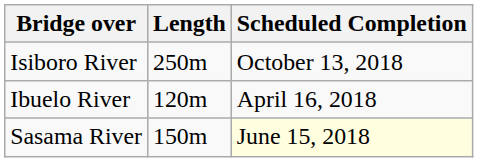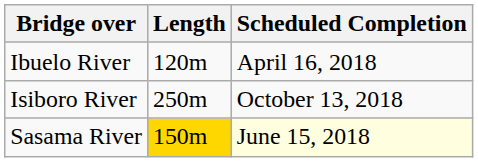rows swapped: (73, 61) <-> (70, 99)
(180, 136) no background -> (180, 136) gold background
